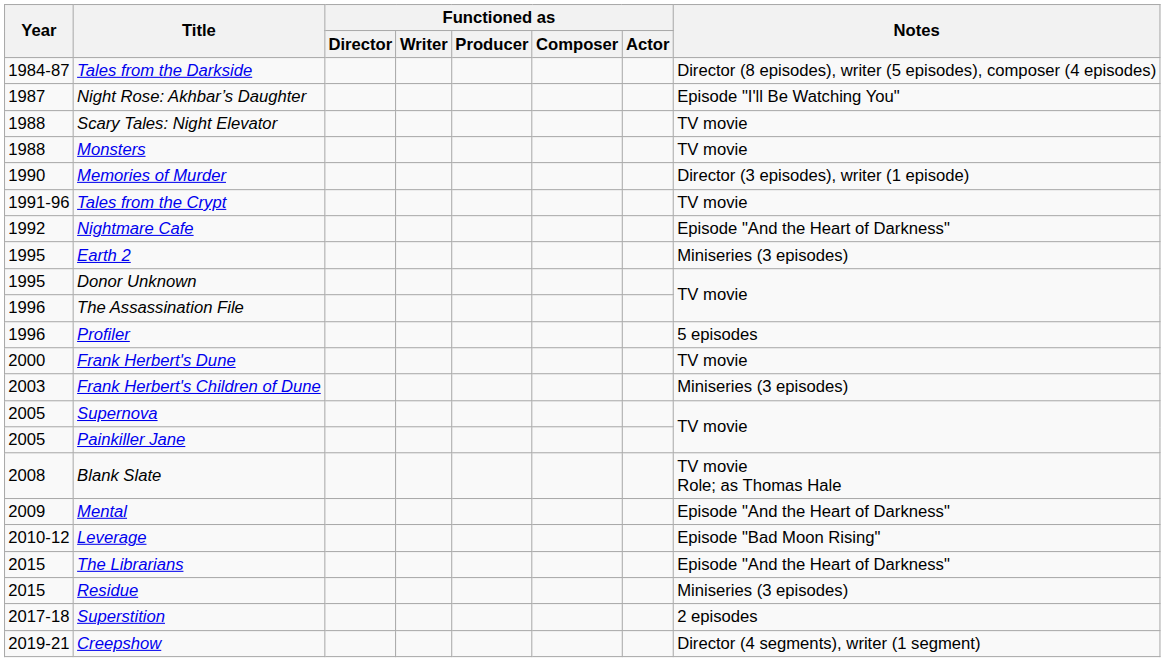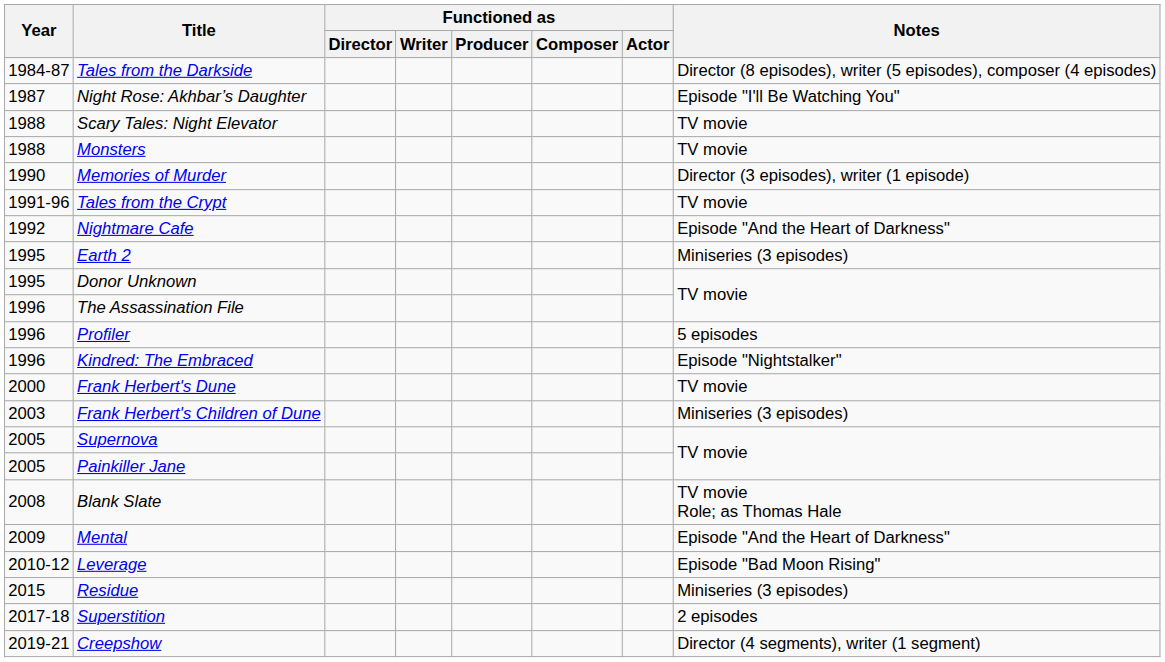+ row: (165, 360)
- row: (130, 564)
